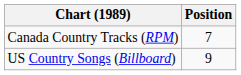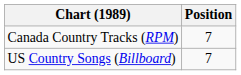(208, 59) 9 -> (208, 59) 7
